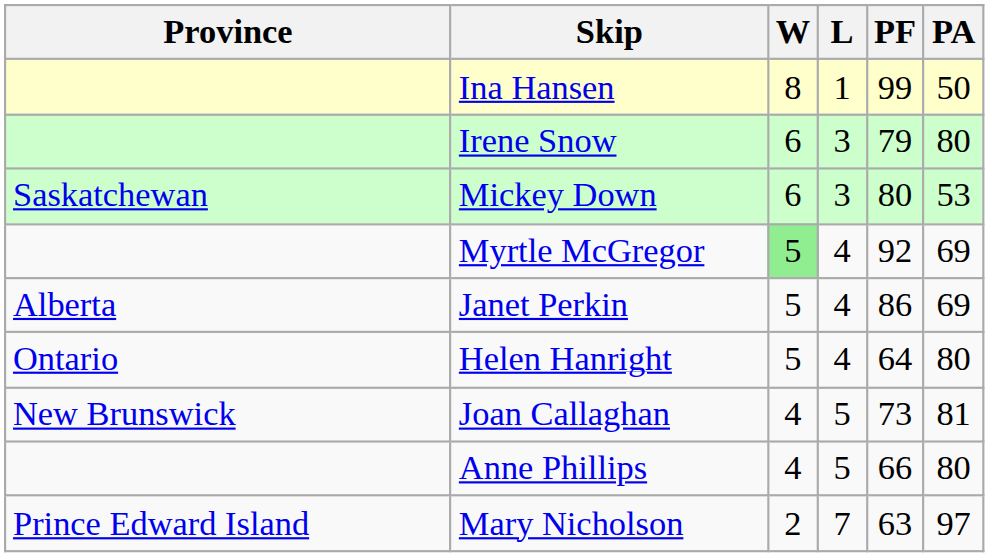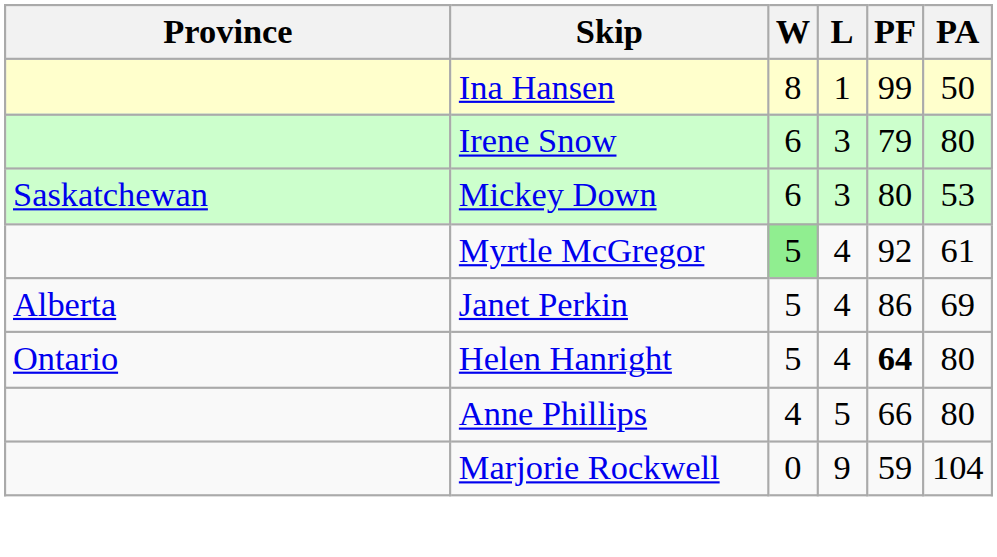(954, 250) 69 -> (958, 250) 61
(895, 359) normal -> (895, 359) bold
- row: (564, 413)
- row: (571, 522)
+ row: (589, 468)
